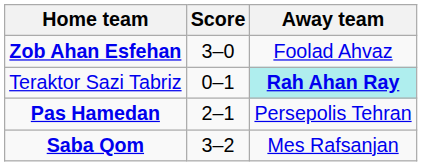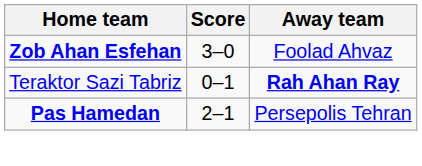(333, 82) paleturquoise background -> (333, 82) no background
- row: (95, 144)
